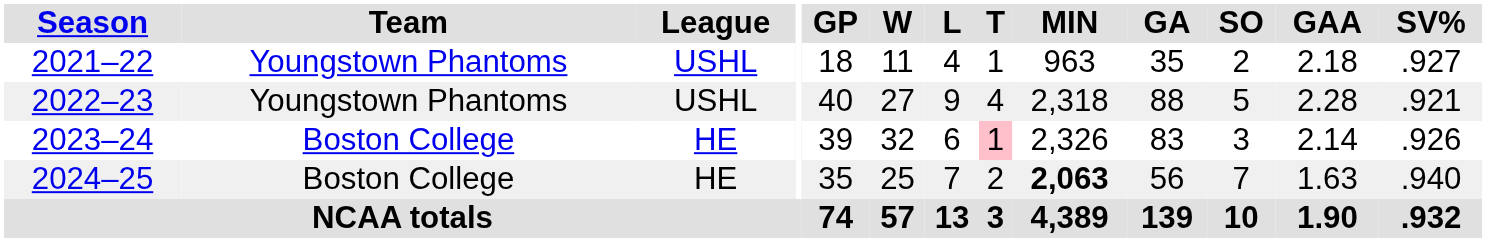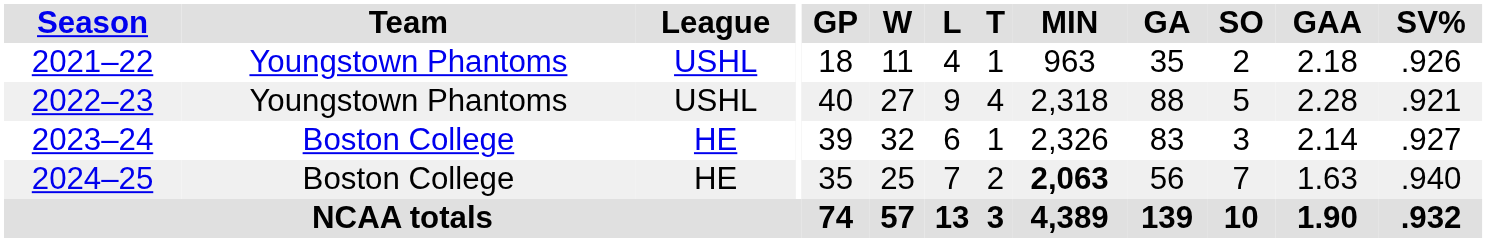(1431, 62) .927 -> (1431, 62) .926
(995, 140) pink background -> (995, 140) no background
(1431, 140) .926 -> (1431, 140) .927
